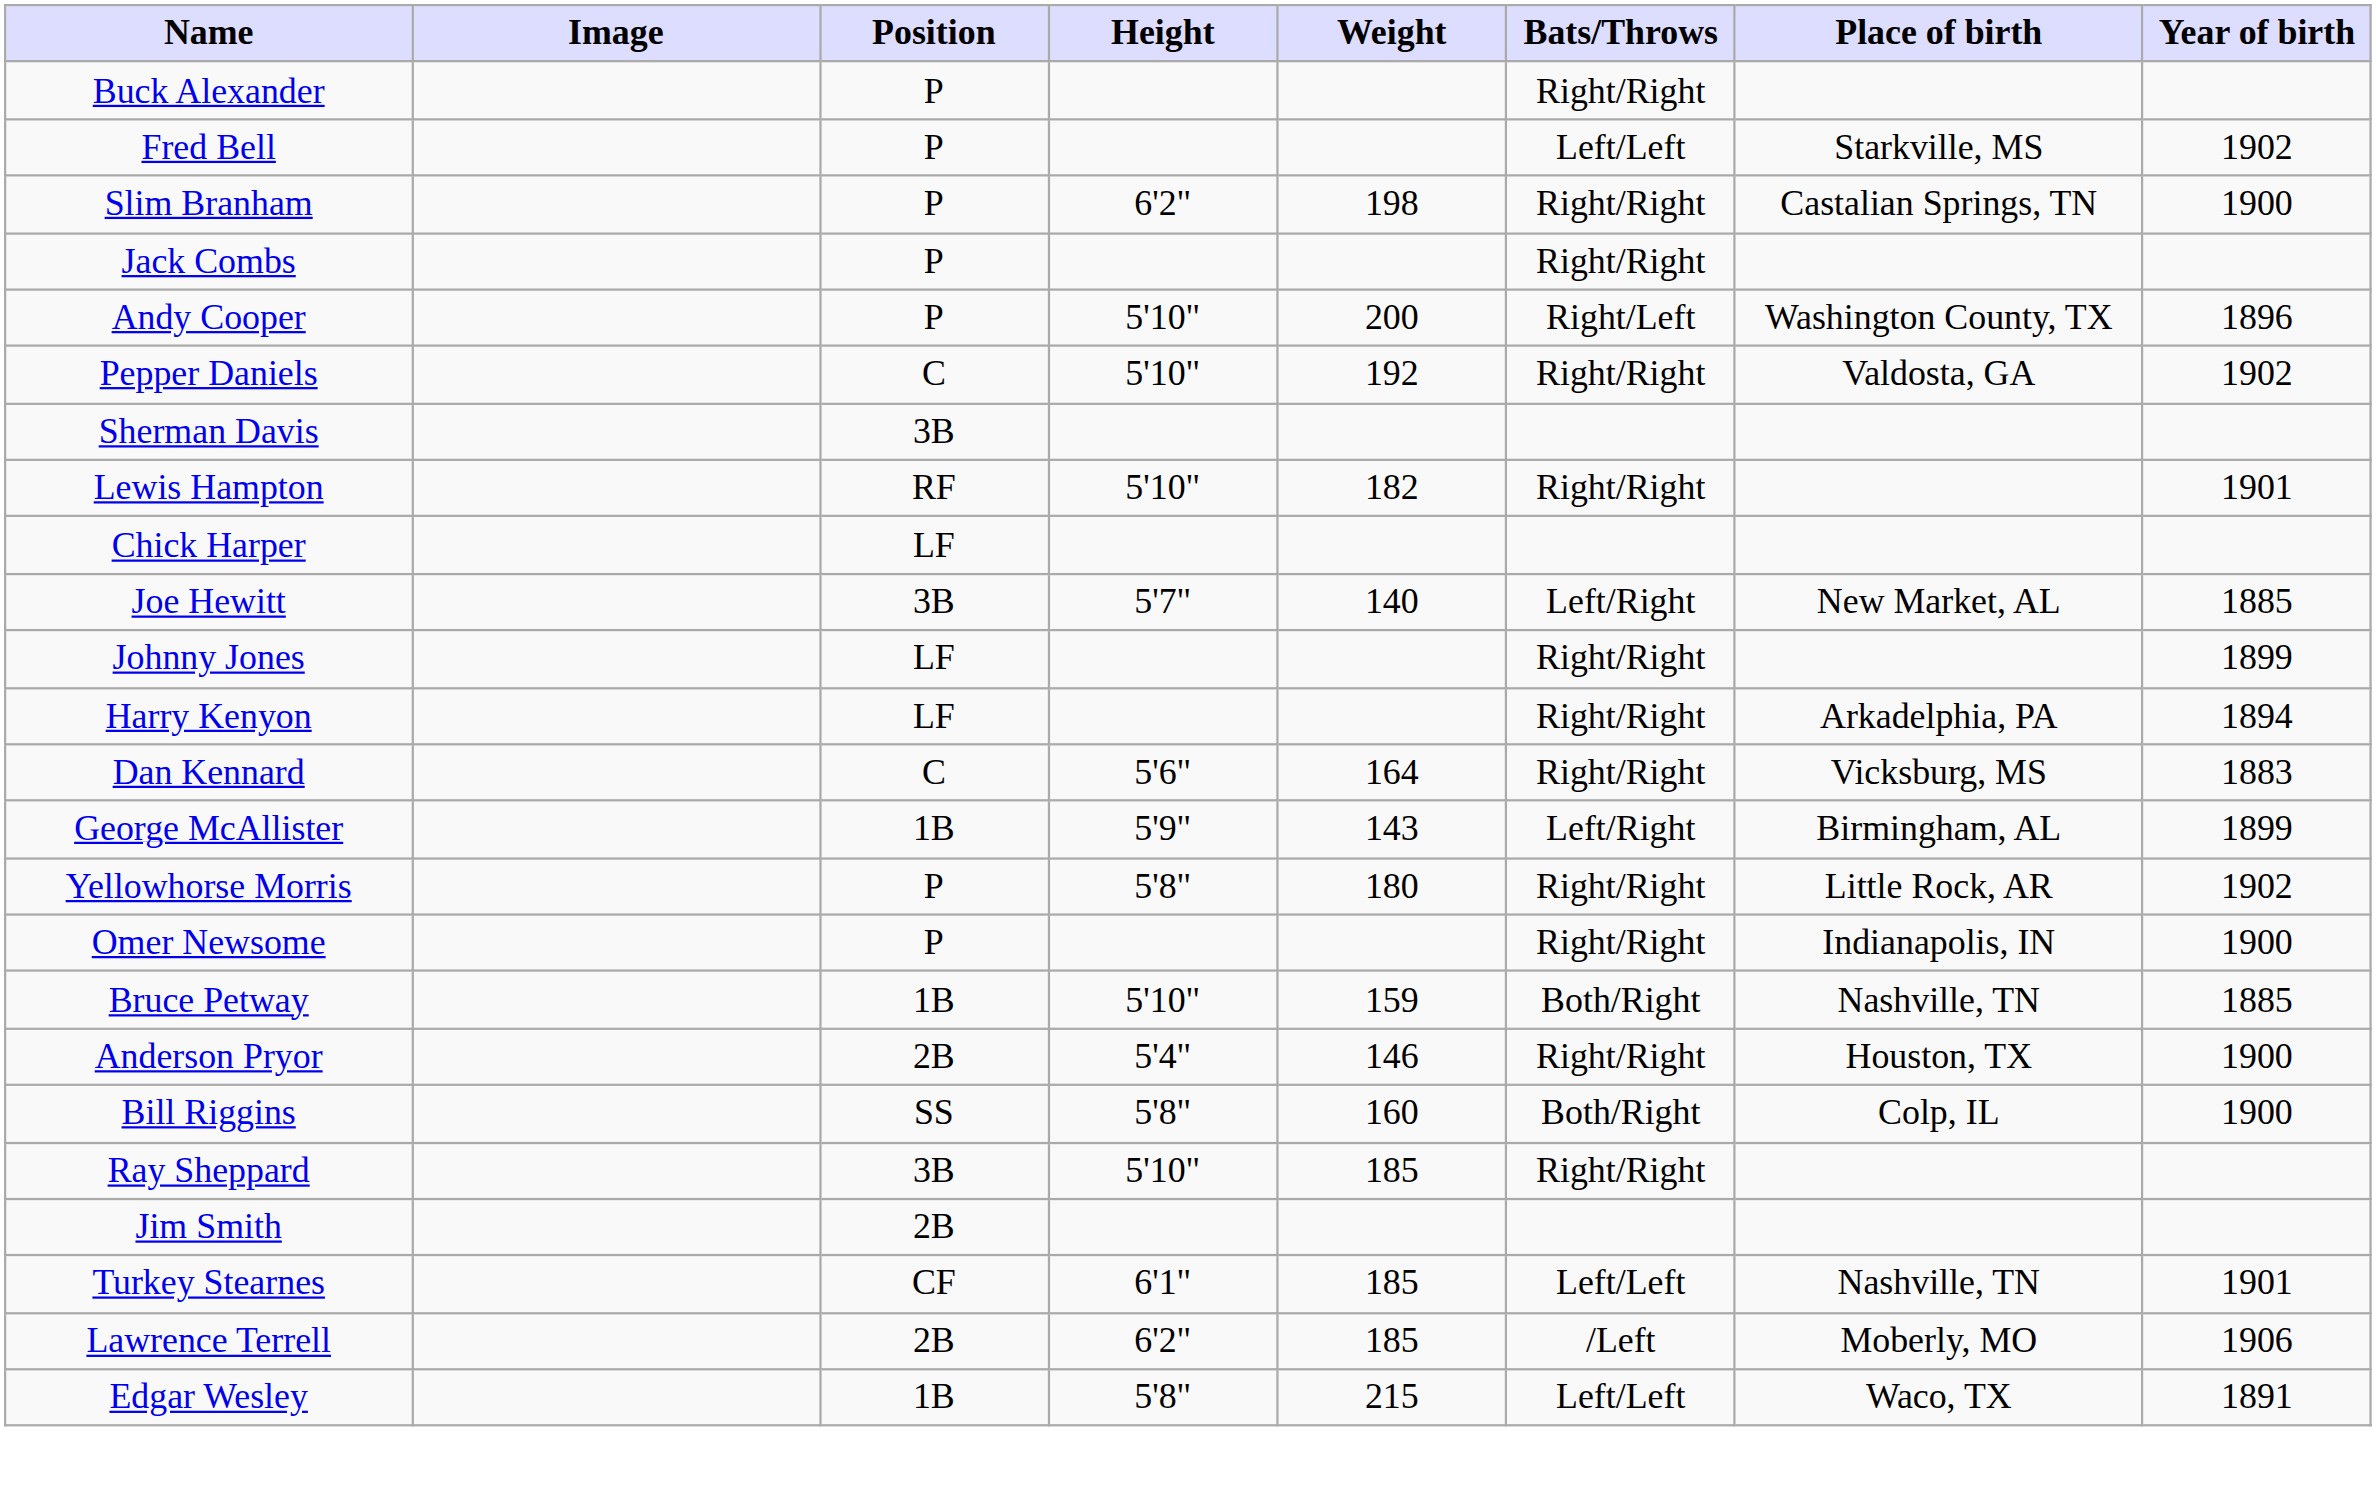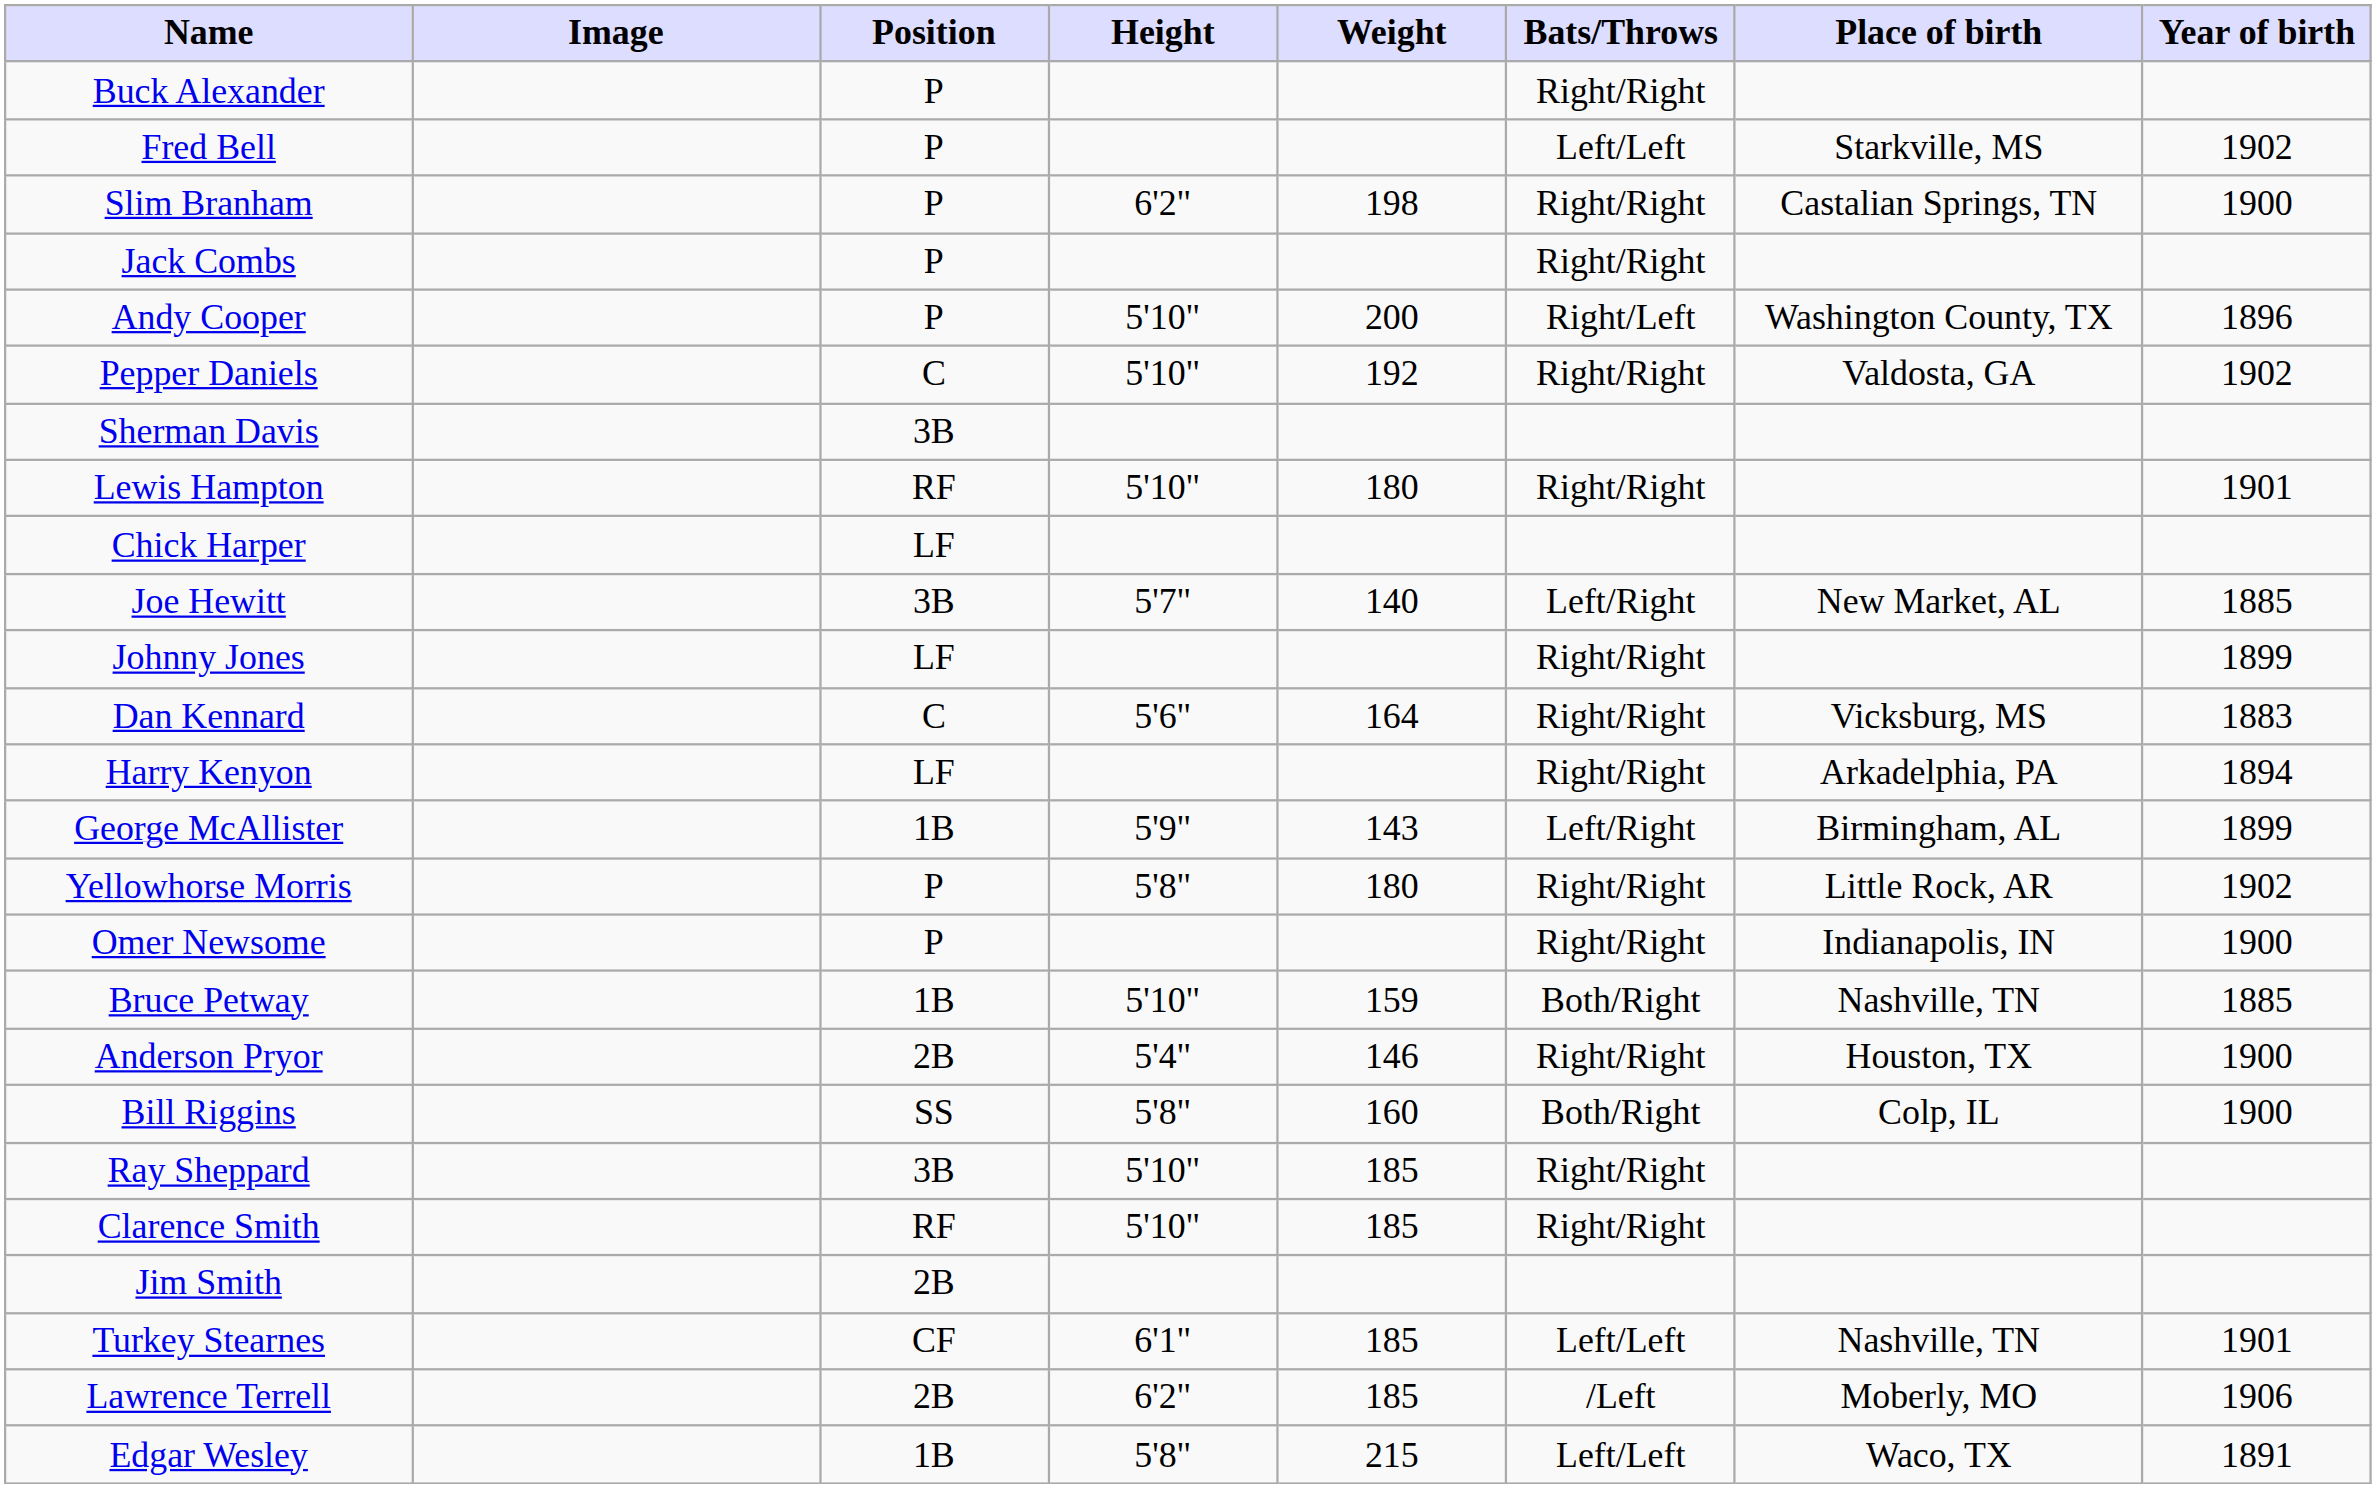(1392, 487) 182 -> (1392, 487) 180
rows swapped: (209, 771) <-> (209, 715)
+ row: (209, 1226)
